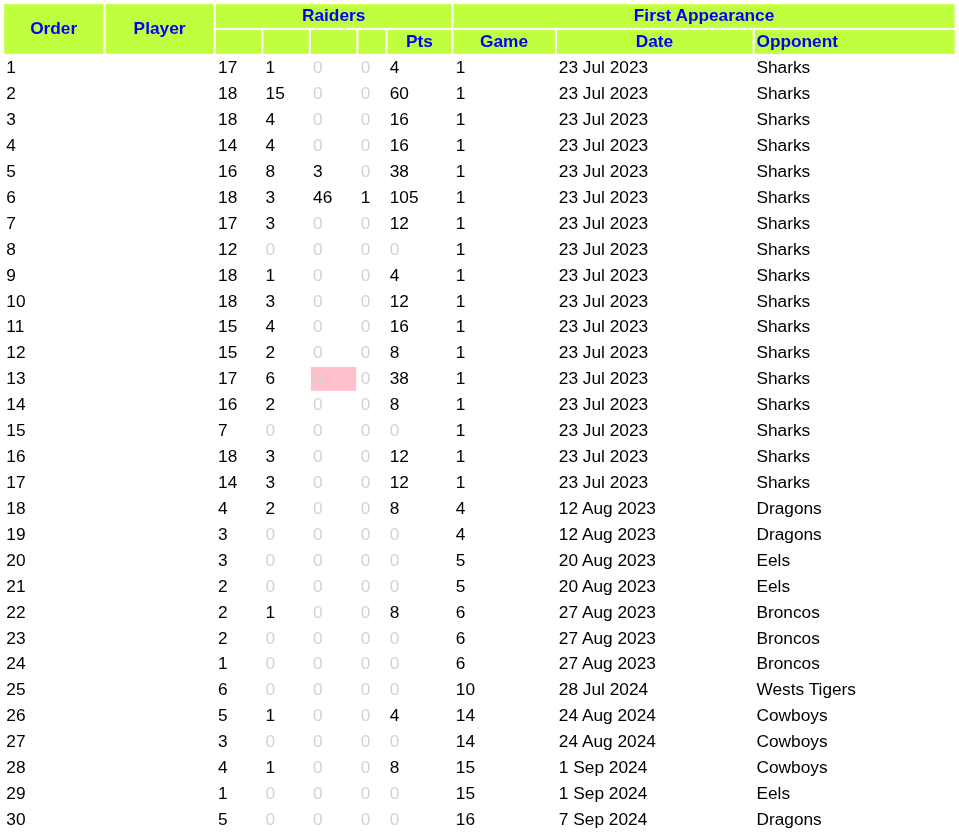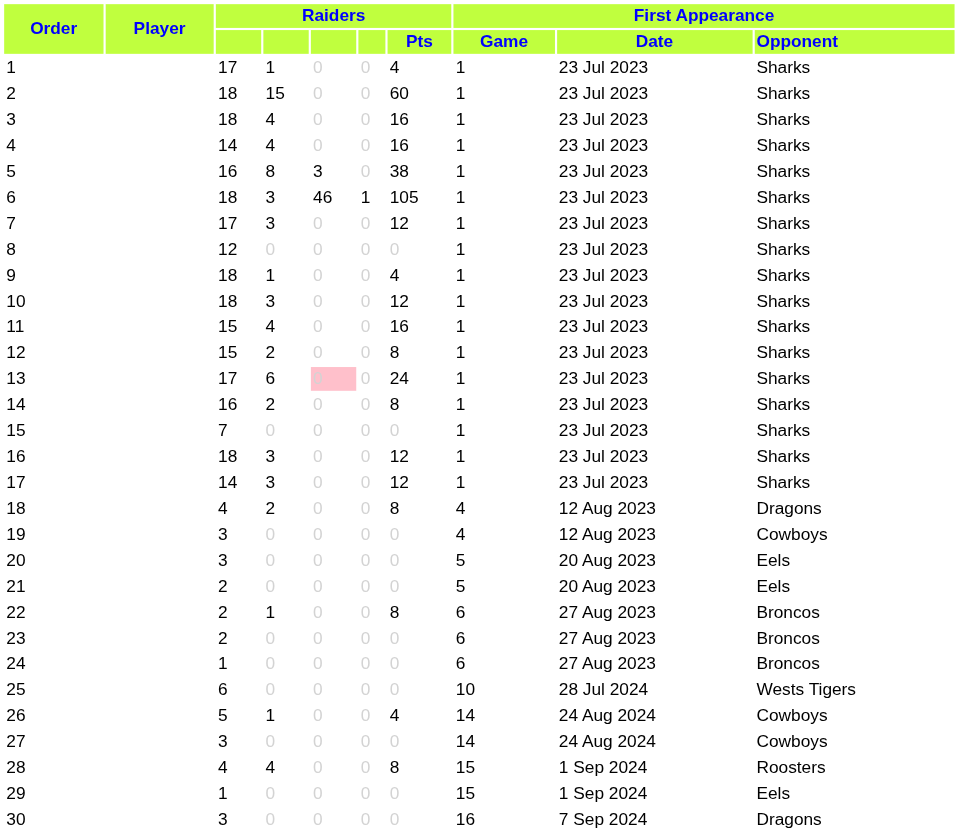(399, 378) 38 -> (399, 378) 24
(789, 534) Dragons -> (792, 534) Cowboys
(270, 767) 1 -> (270, 767) 4
(792, 767) Cowboys -> (791, 767) Roosters
(223, 819) 5 -> (223, 819) 3
